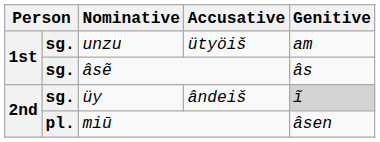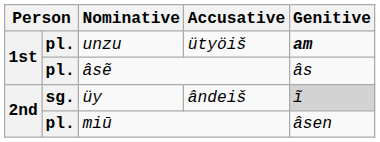(60, 44) sg. -> (60, 44) pl.
(303, 44) normal -> (303, 44) bold
(60, 71) sg. -> (60, 71) pl.
